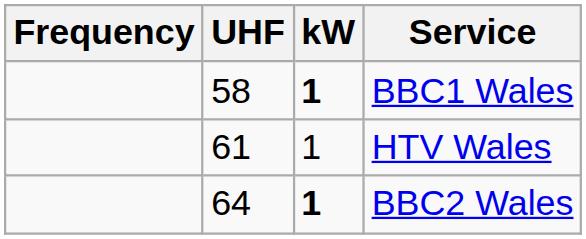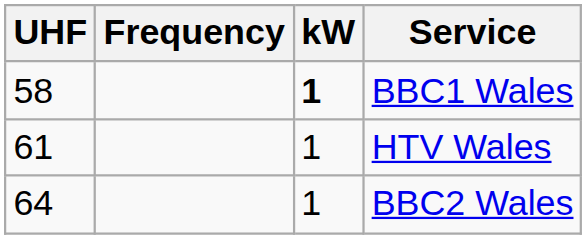columns swapped: (104, 32) <-> (248, 32)
(311, 203) bold -> (311, 203) normal
